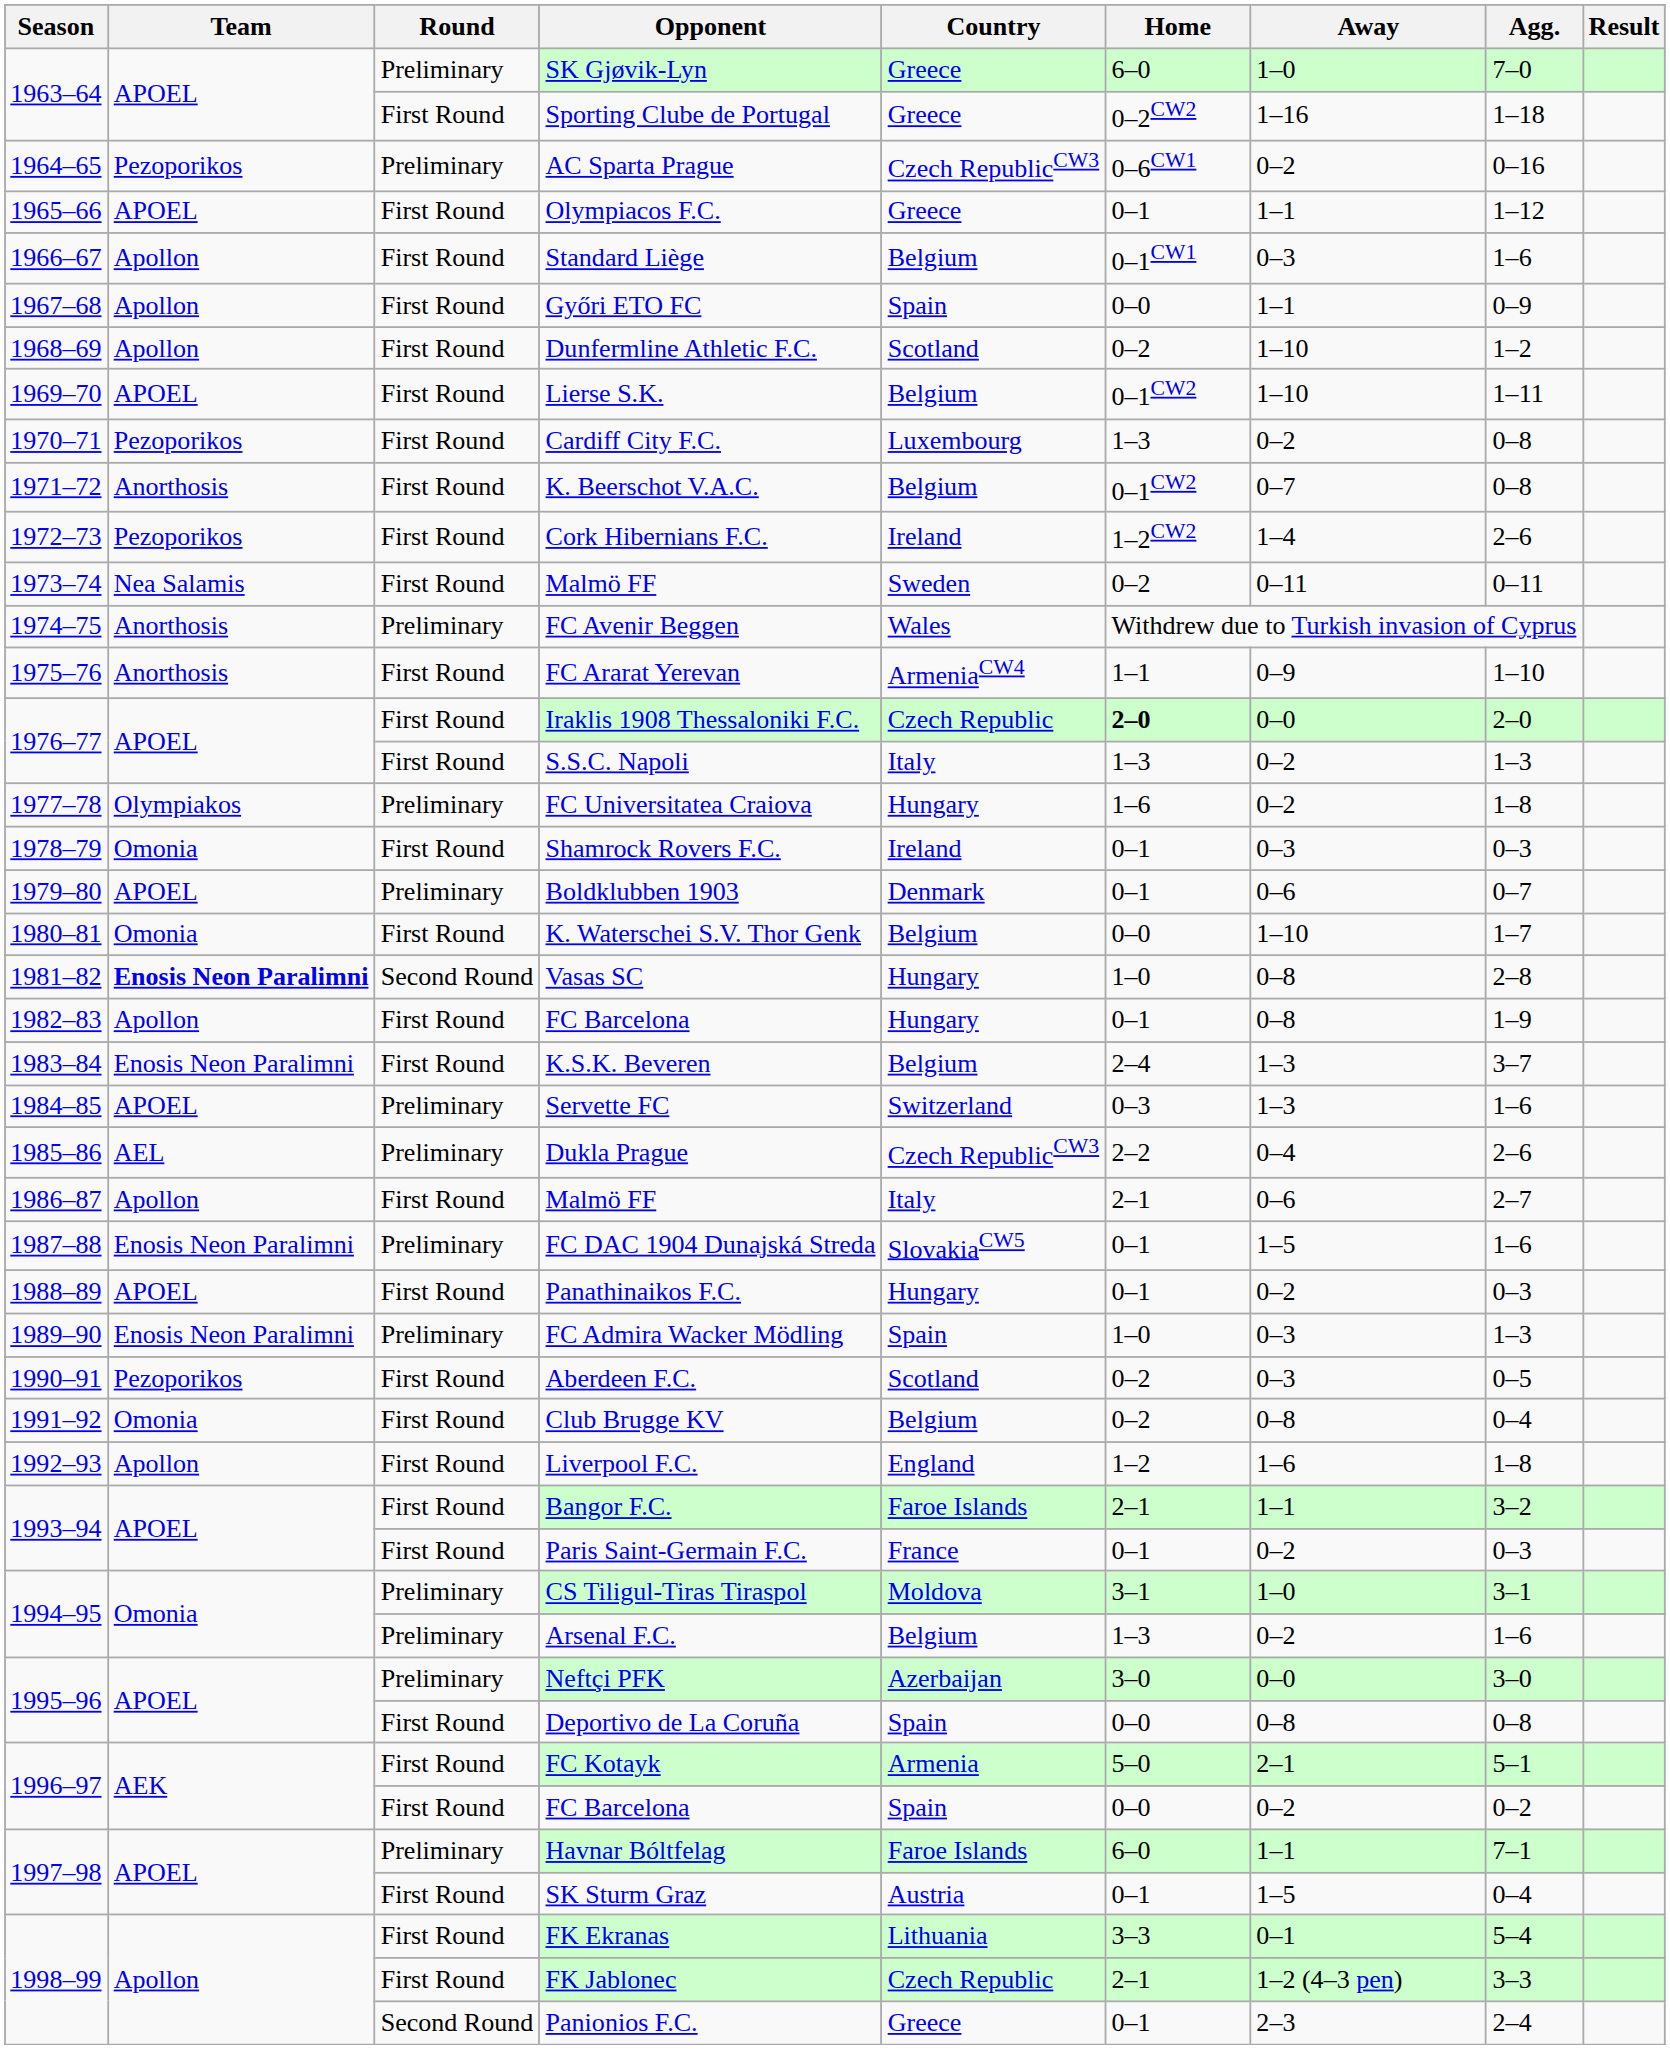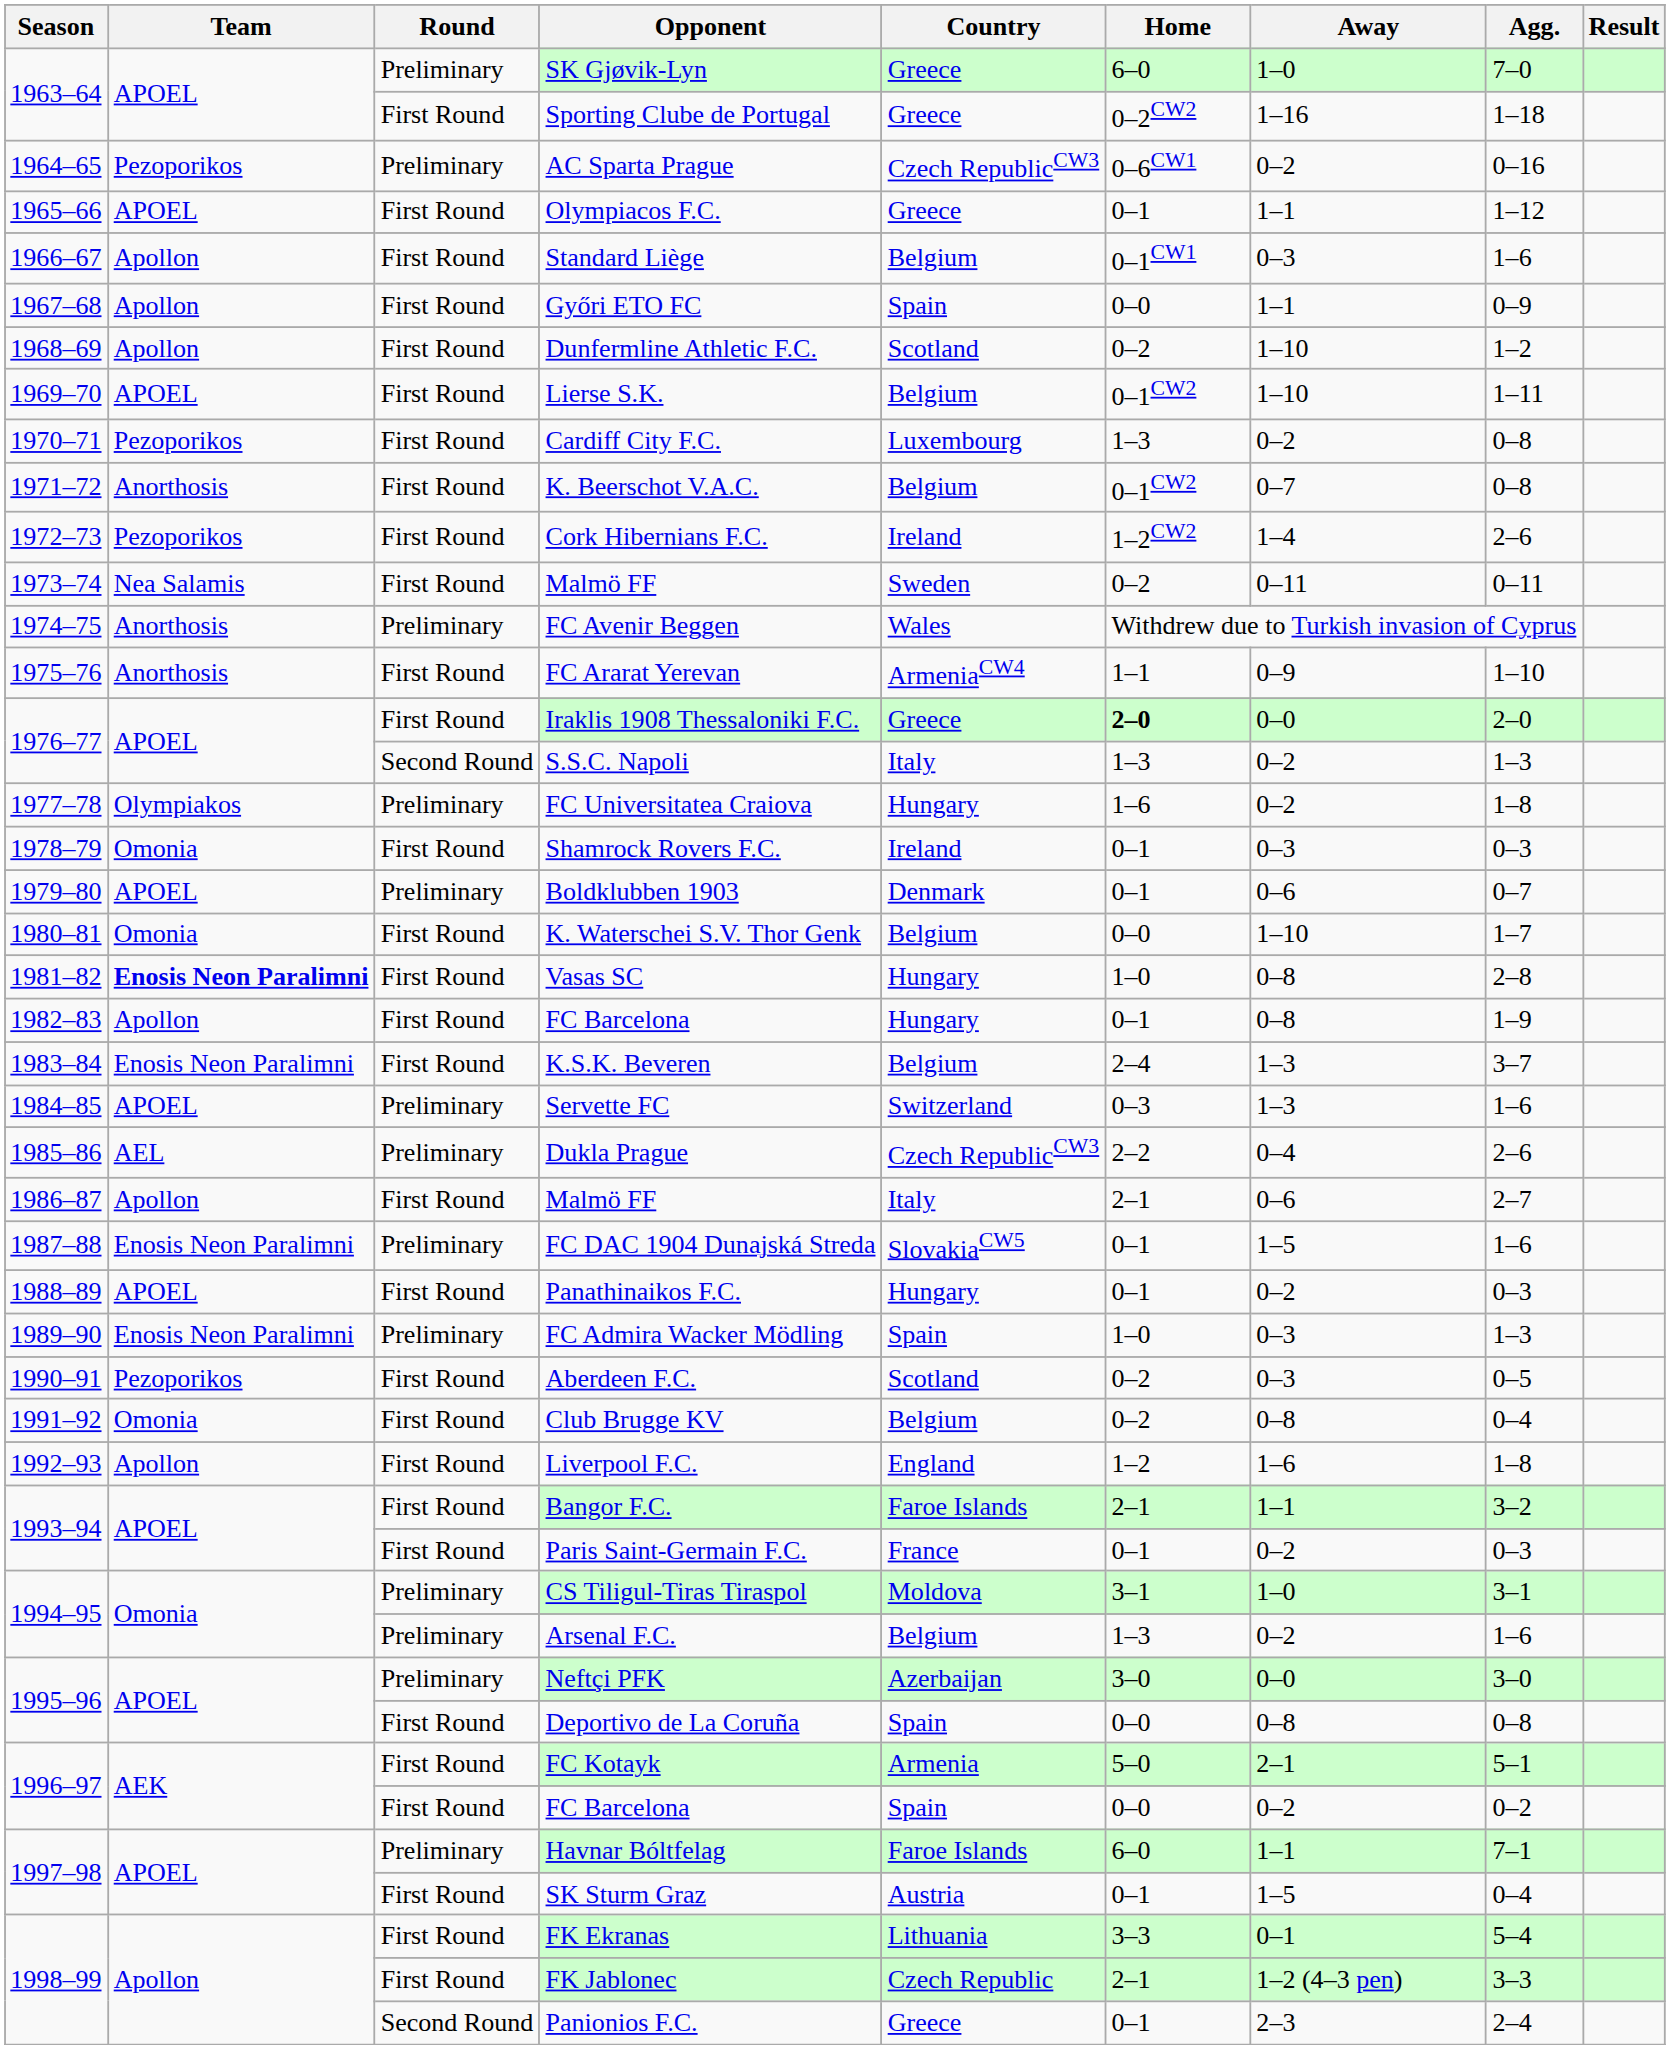(971, 719) Czech Republic -> (925, 719) Greece
(443, 762) First Round -> (457, 762) Second Round
(457, 977) Second Round -> (443, 977) First Round
